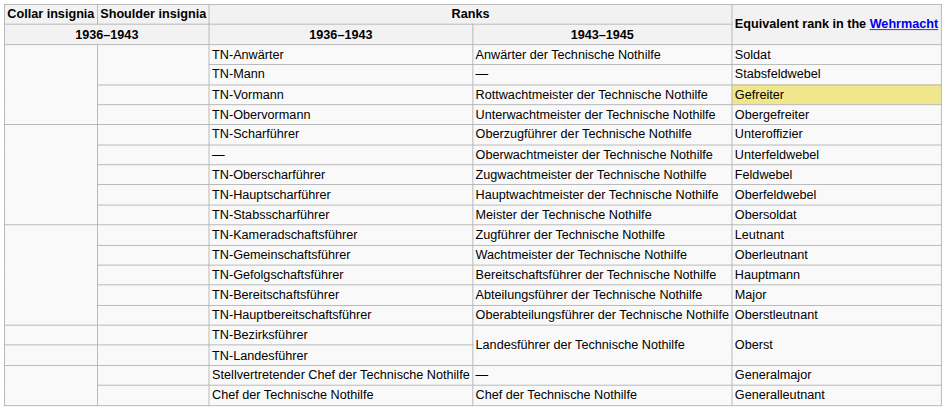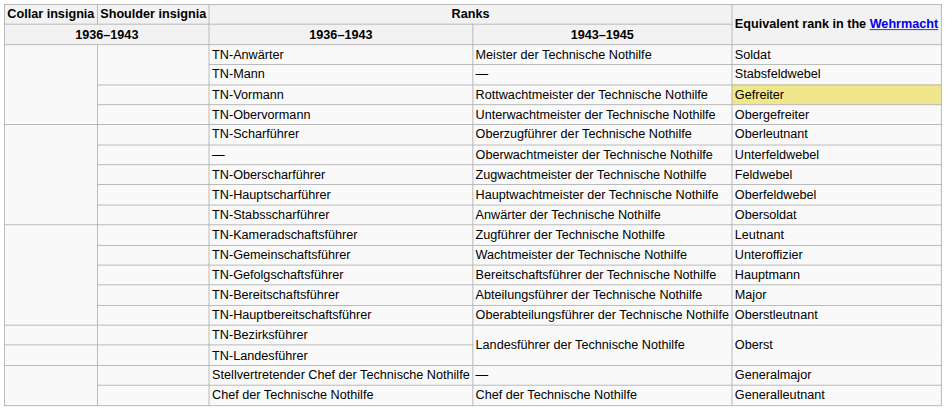(568, 54) Anwärter der Technische Nothilfe -> (564, 54) Meister der Technische Nothilfe
(769, 134) Unteroffizier -> (771, 134) Oberleutnant
(564, 214) Meister der Technische Nothilfe -> (568, 214) Anwärter der Technische Nothilfe
(771, 255) Oberleutnant -> (769, 255) Unteroffizier
